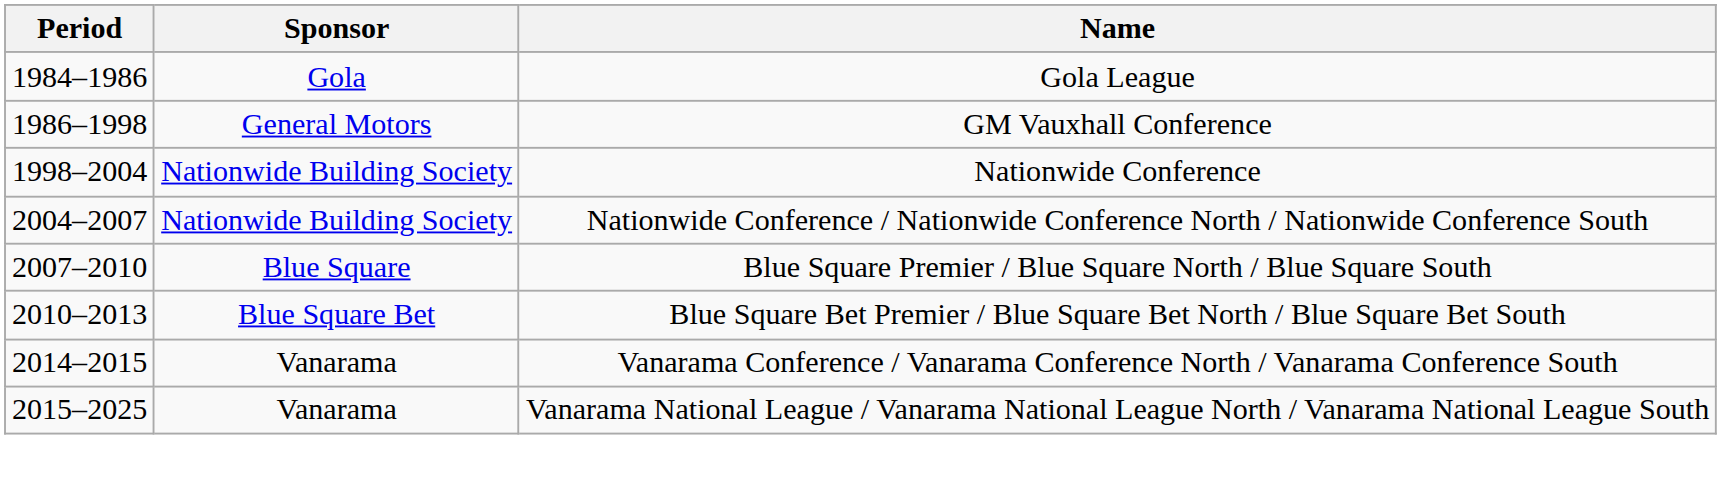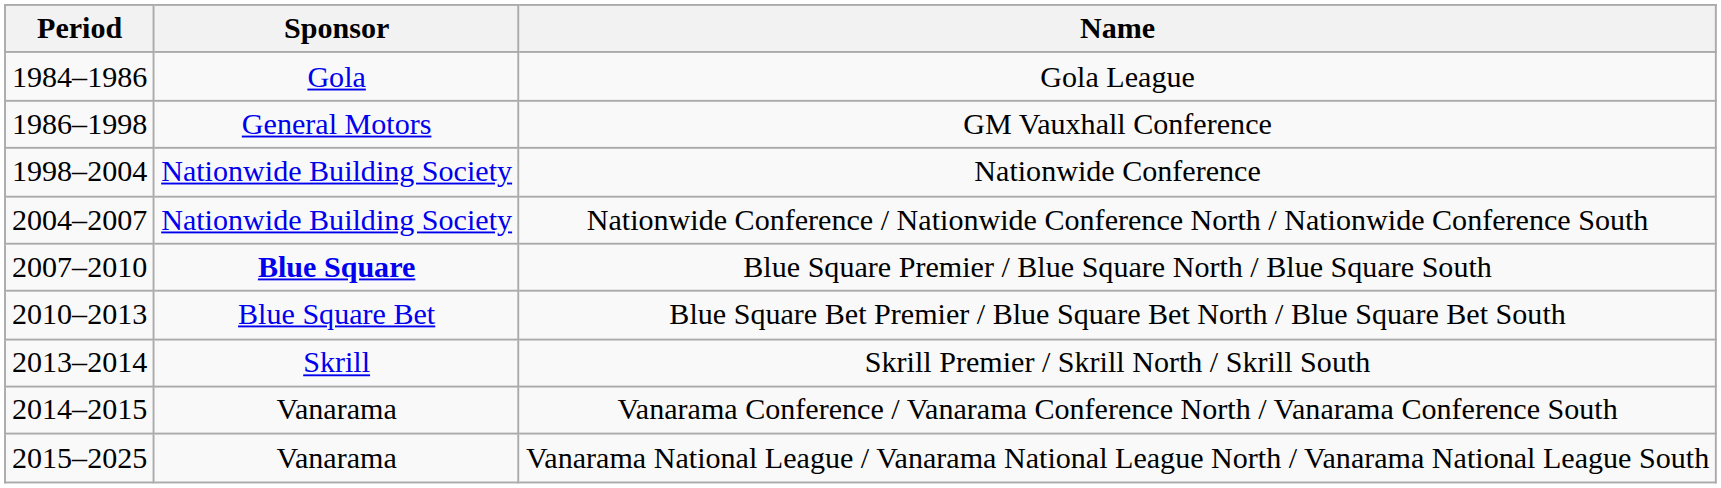(337, 266) normal -> (337, 266) bold
+ row: (1118, 362)
